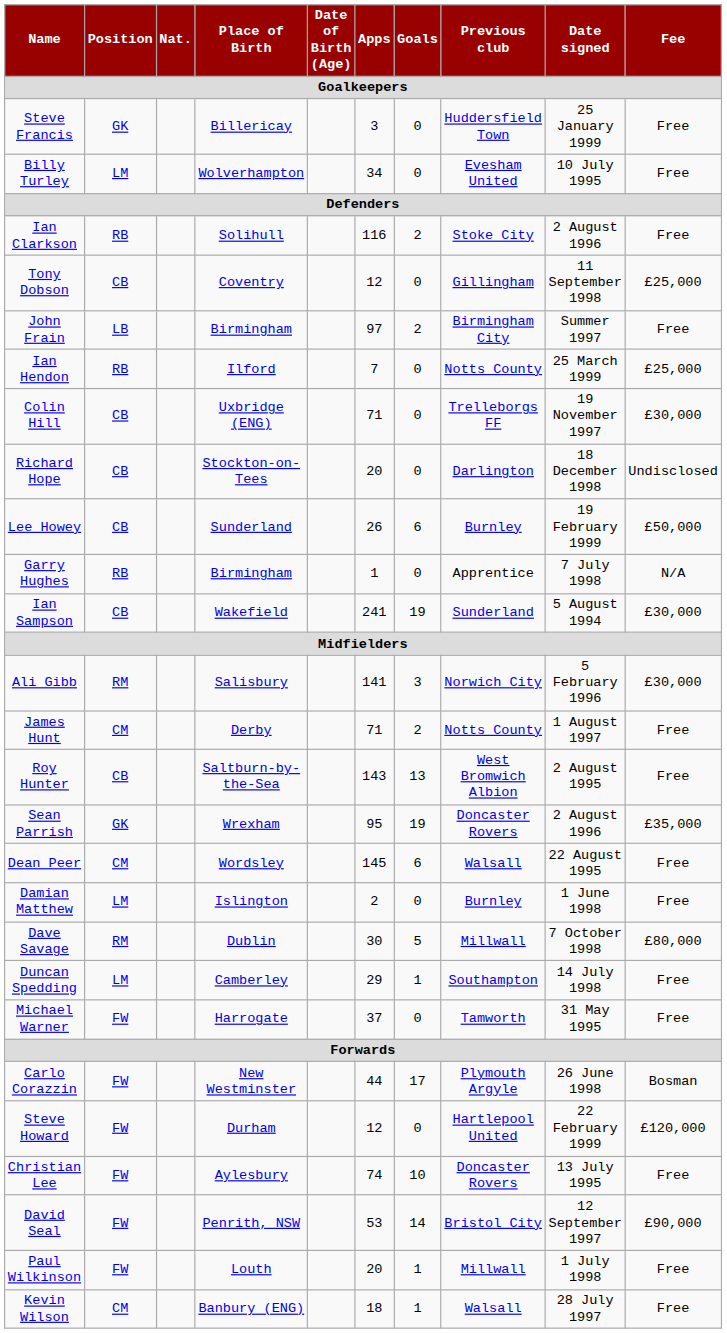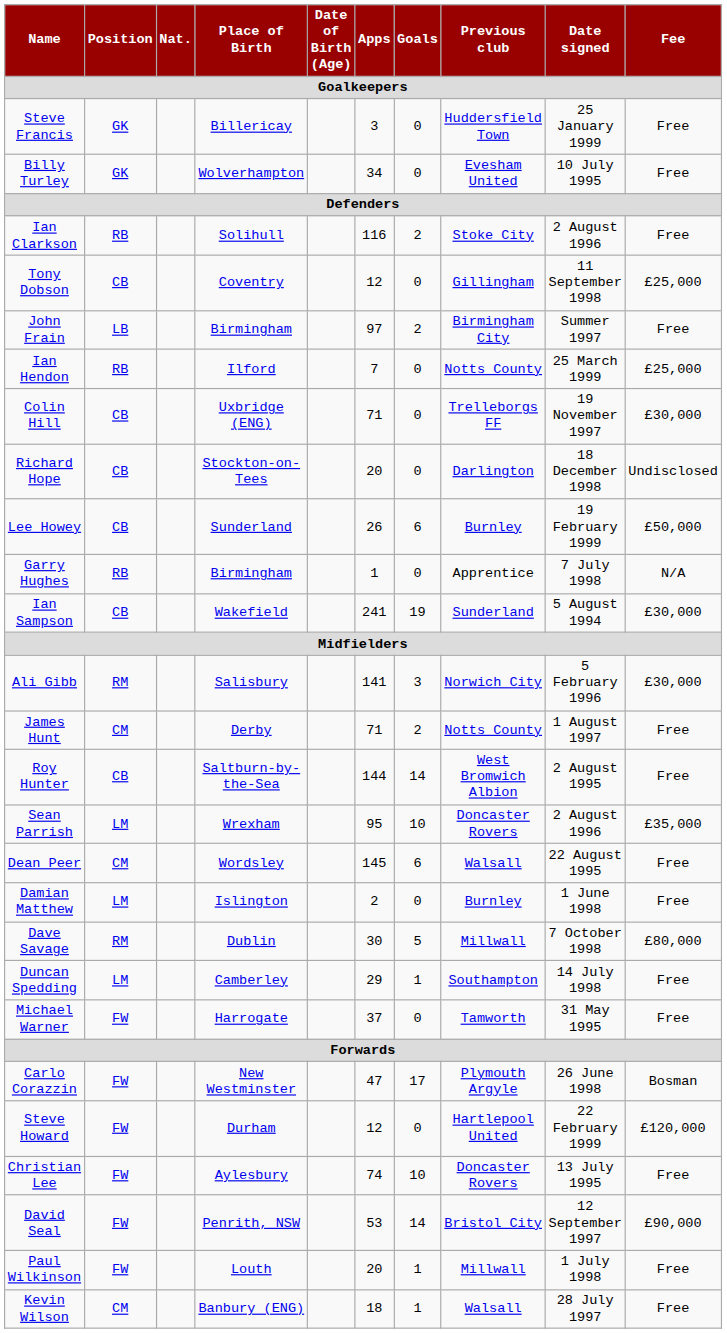(120, 173) LM -> (120, 173) GK
(374, 777) 143 -> (374, 777) 144
(417, 777) 13 -> (417, 777) 14
(120, 824) GK -> (120, 824) LM
(417, 824) 19 -> (417, 824) 10
(374, 1081) 44 -> (374, 1081) 47
